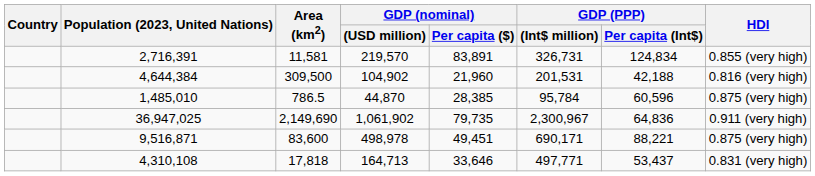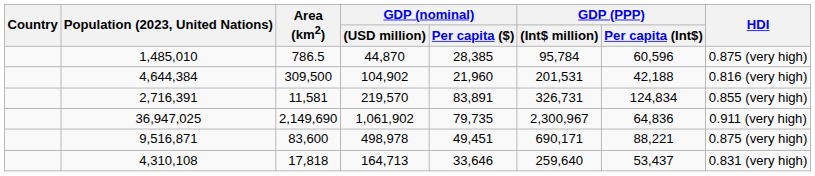rows swapped: (168, 98) <-> (168, 56)
(559, 160) 497,771 -> (559, 160) 259,640
